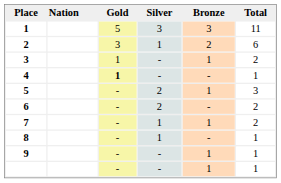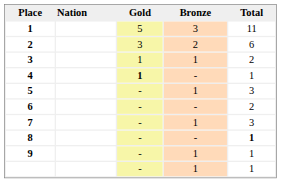- column: (159, 13)
(256, 122) 2 -> (252, 122) 3
(256, 138) normal -> (252, 138) bold
